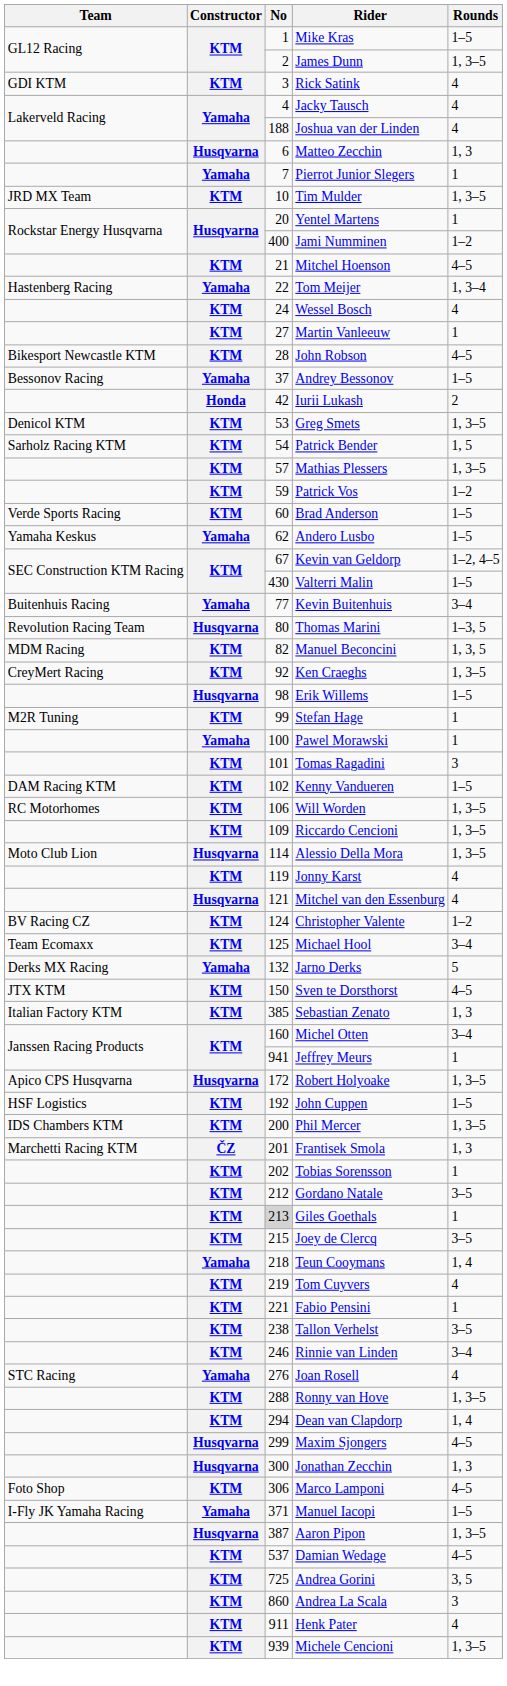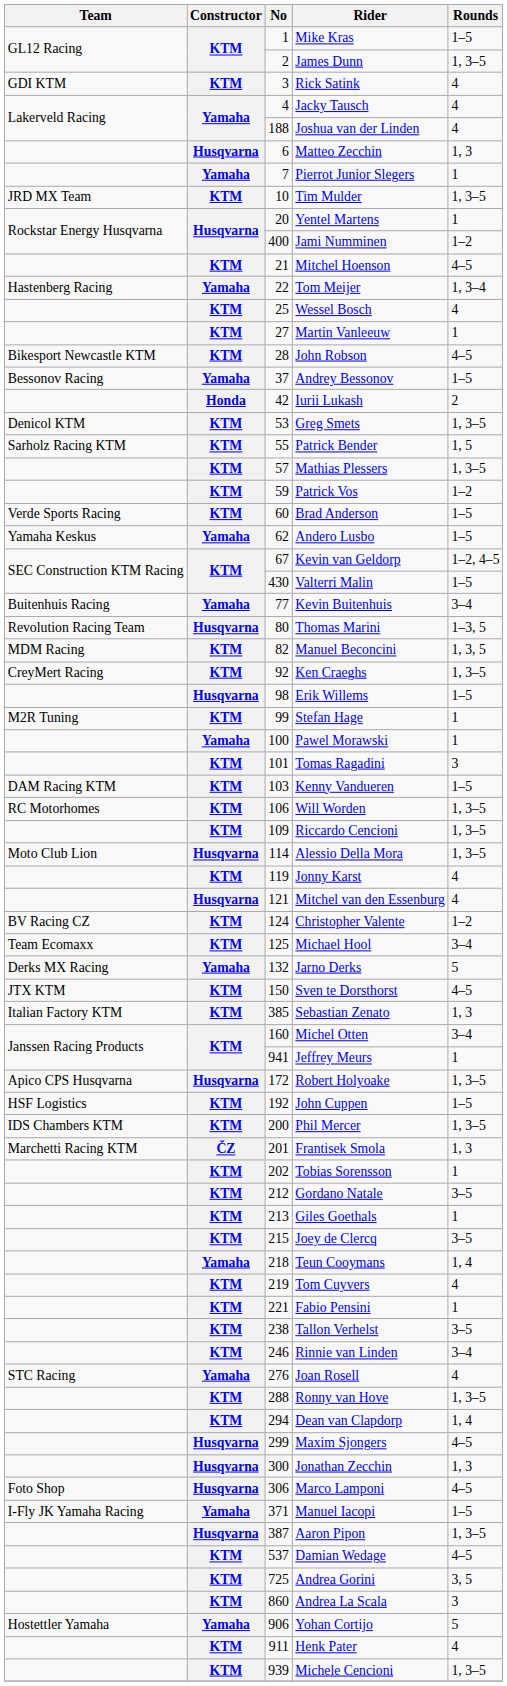(282, 310) 24 -> (282, 310) 25
(282, 446) 54 -> (282, 446) 55
(279, 785) 102 -> (279, 785) 103
(279, 1216) lightgrey background -> (279, 1216) no background
(226, 1488) KTM -> (226, 1488) Husqvarna
+ row: (334, 1624)
